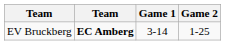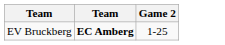- column: (157, 13)
